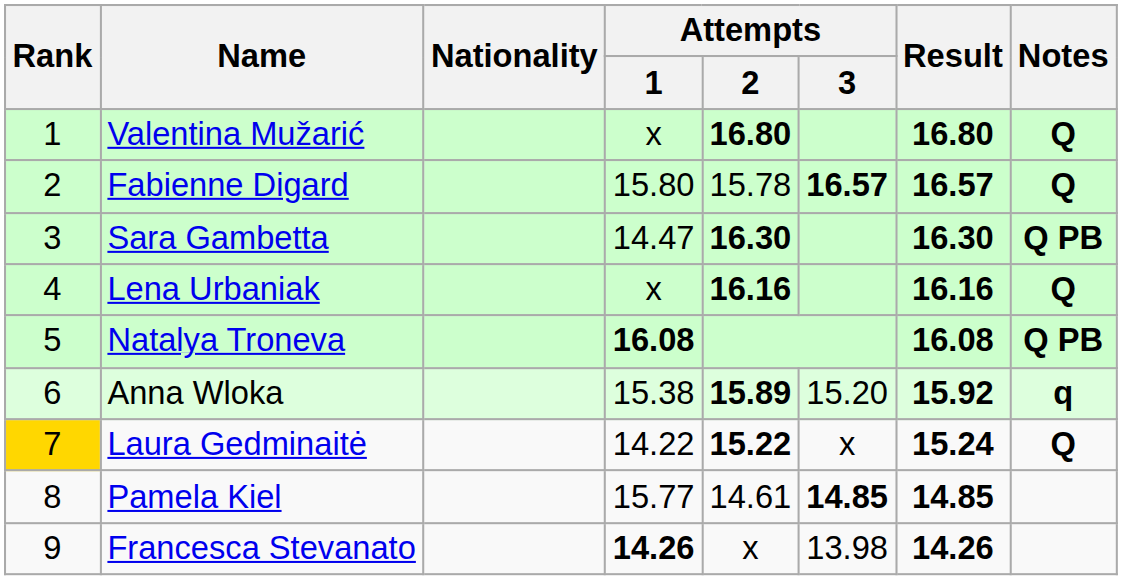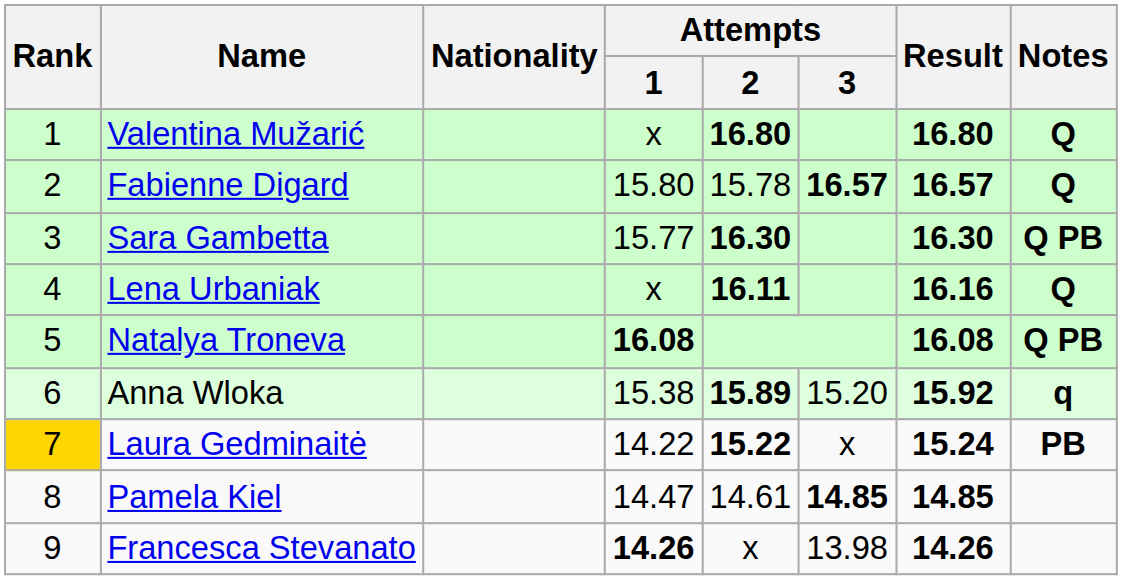(654, 237) 14.47 -> (654, 237) 15.77
(750, 289) 16.16 -> (750, 289) 16.11
(1063, 444) Q -> (1063, 444) PB
(654, 496) 15.77 -> (654, 496) 14.47
